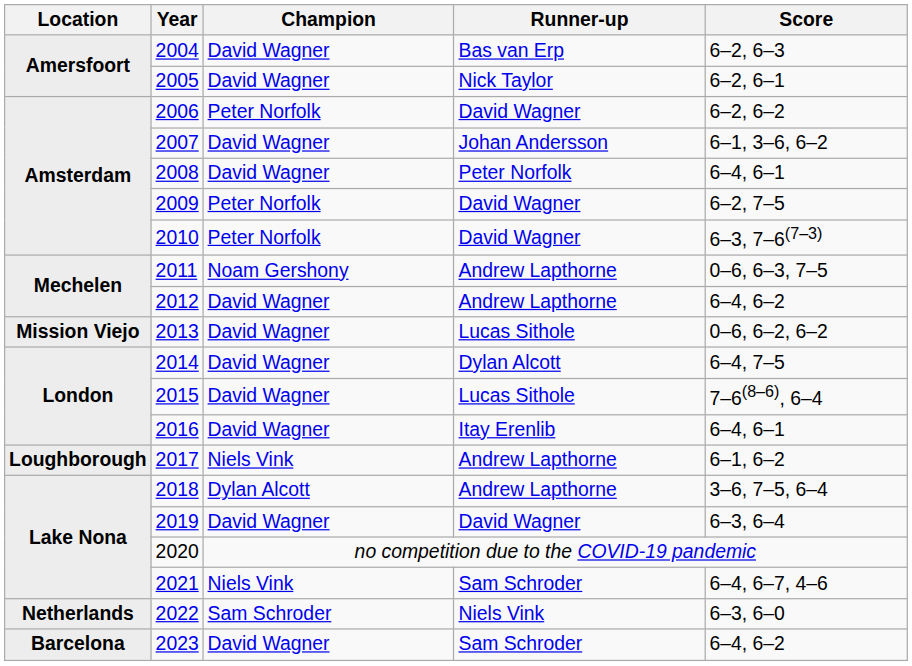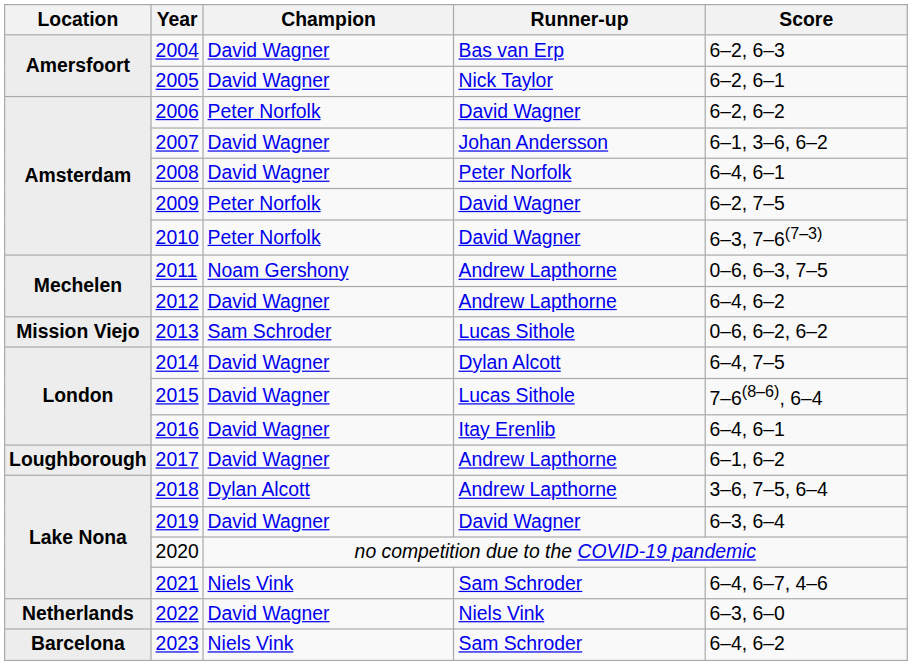(269, 332) David Wagner -> (269, 332) Sam Schroder
(250, 460) Niels Vink -> (269, 460) David Wagner
(269, 613) Sam Schroder -> (269, 613) David Wagner
(269, 644) David Wagner -> (250, 644) Niels Vink
